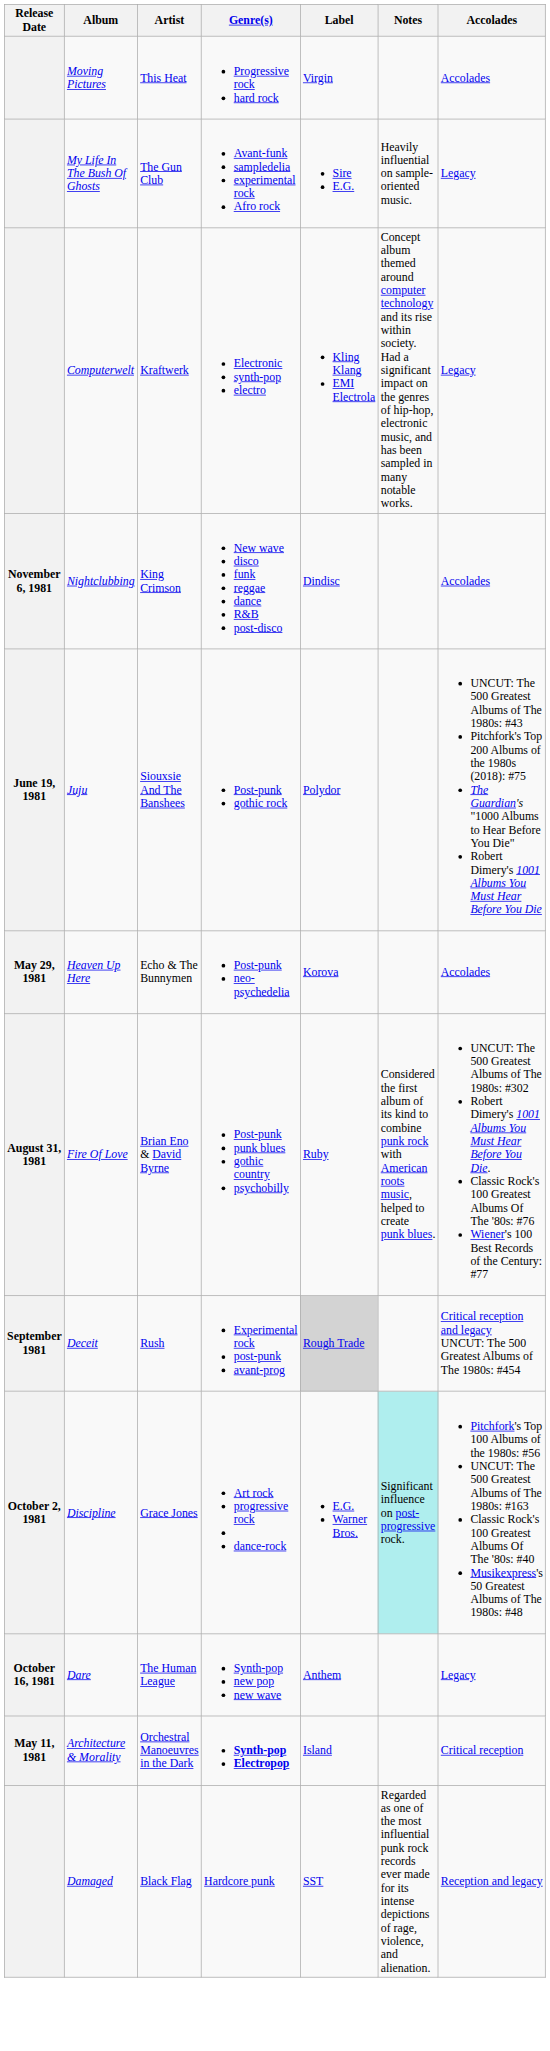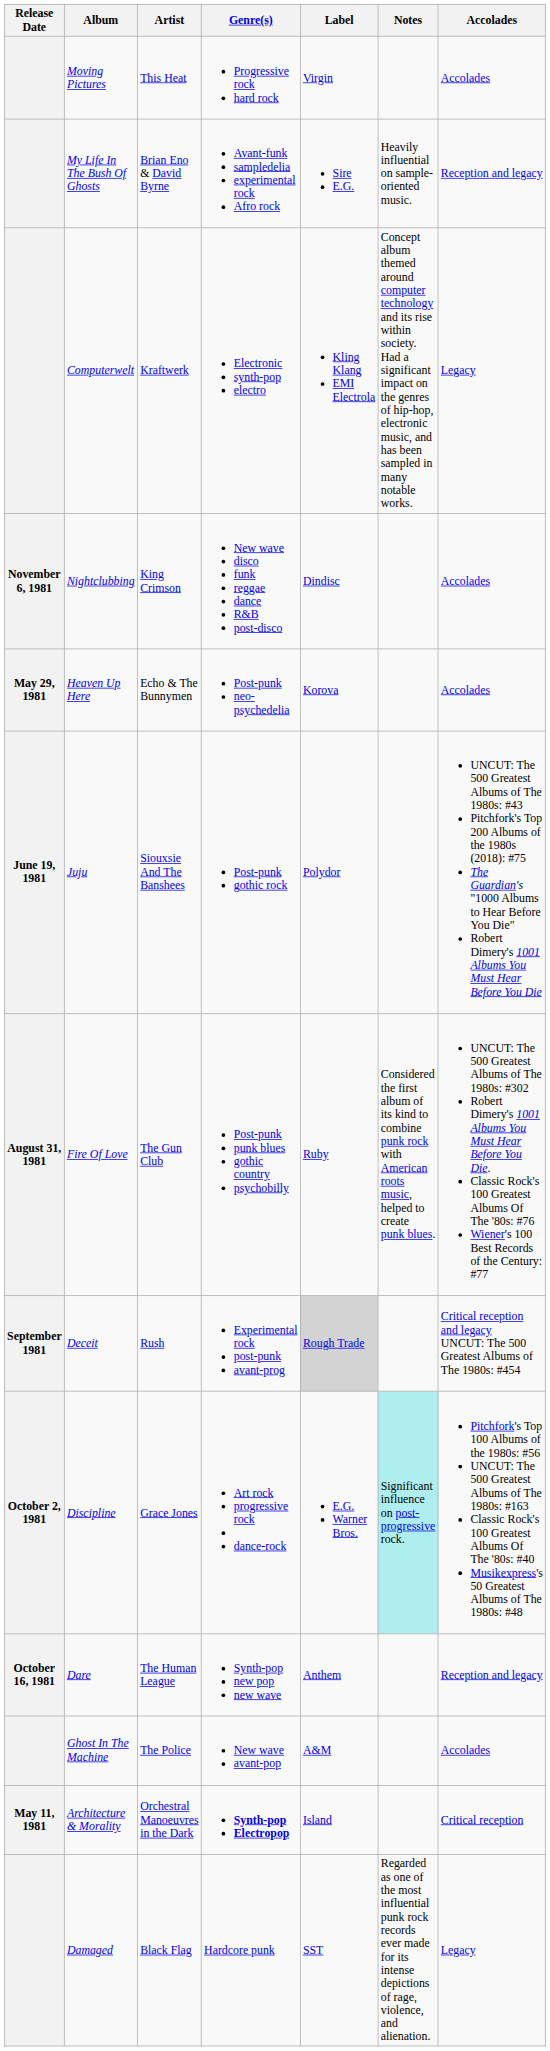(161, 173) The Gun Club -> (164, 173) Brian Eno & David Byrne
(458, 173) Legacy -> (492, 173) Reception and legacy
rows swapped: (94, 972) <-> (77, 790)
(164, 1154) Brian Eno & David Byrne -> (161, 1154) The Gun Club
(458, 1675) Legacy -> (492, 1675) Reception and legacy
+ row: (98, 1750)
(492, 1881) Reception and legacy -> (458, 1950) Legacy
